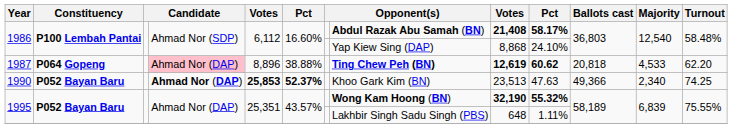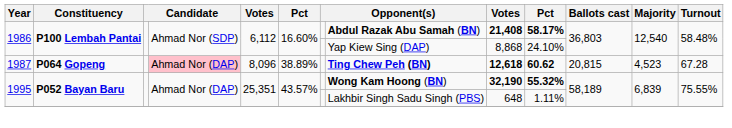(267, 64) 8,896 -> (263, 64) 8,096
(304, 64) 38.88% -> (299, 64) 38.89%
(510, 64) 12,619 -> (506, 64) 12,618
(589, 64) 20,818 -> (585, 64) 20,815
(652, 64) 4,533 -> (648, 64) 4,523
(698, 64) 62.20 -> (694, 64) 67.28
- row: (19, 81)
